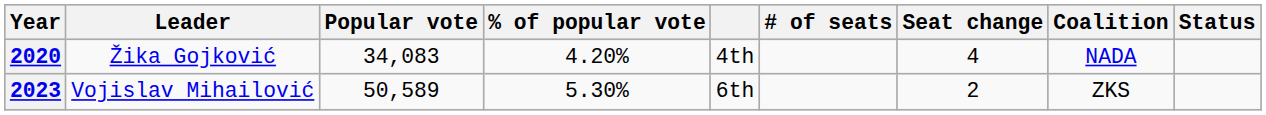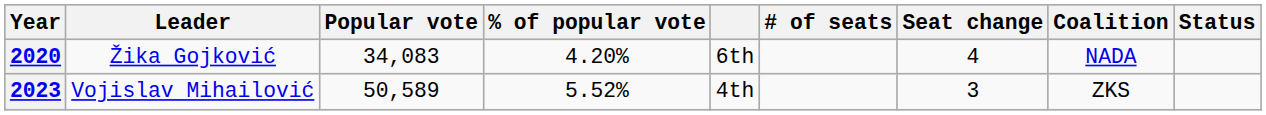(735, 57) 4th -> (735, 57) 6th
(597, 92) 5.30% -> (597, 92) 5.52%
(735, 92) 6th -> (735, 92) 4th
(973, 92) 2 -> (973, 92) 3
